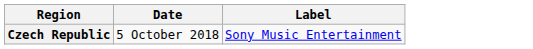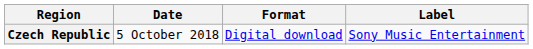+ column: (284, 14)
